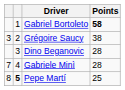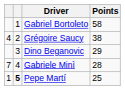(97, 24) bold -> (97, 24) normal
(9, 38) 3 -> (9, 38) 4
(97, 51) 28 -> (97, 51) 29
(9, 78) 8 -> (9, 78) 1
